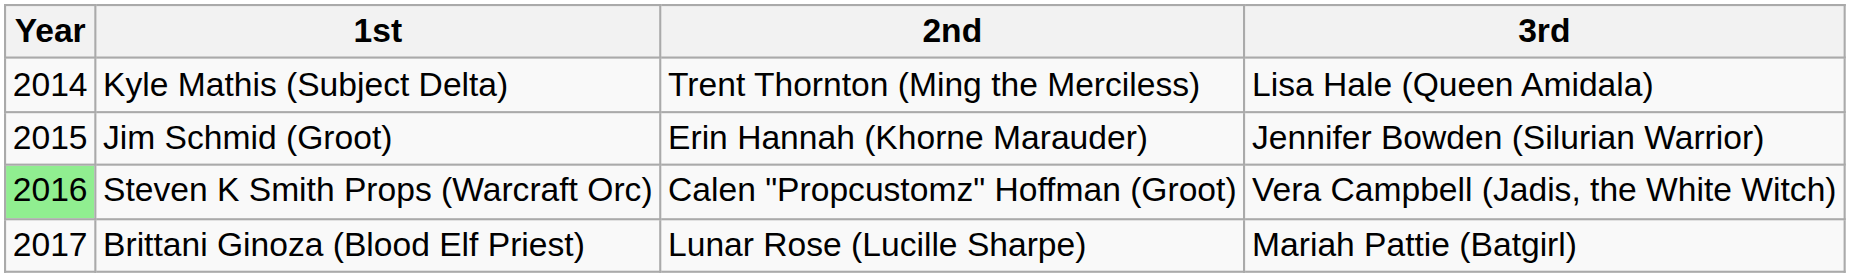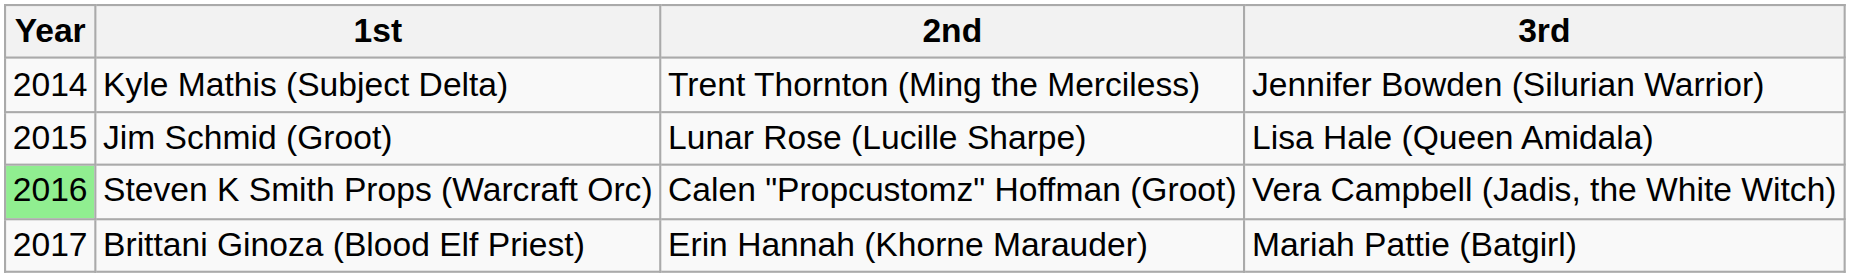(1453, 84) Lisa Hale (Queen Amidala) -> (1508, 84) Jennifer Bowden (Silurian Warrior)
(908, 137) Erin Hannah (Khorne Marauder) -> (877, 137) Lunar Rose (Lucille Sharpe)
(1508, 137) Jennifer Bowden (Silurian Warrior) -> (1453, 137) Lisa Hale (Queen Amidala)
(877, 244) Lunar Rose (Lucille Sharpe) -> (908, 244) Erin Hannah (Khorne Marauder)
